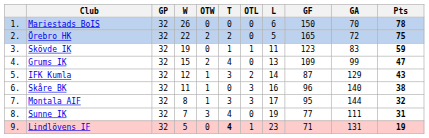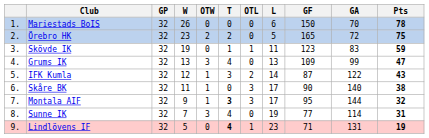(185, 37) 22 -> (185, 37) 23
(185, 62) 15 -> (185, 62) 13
(207, 62) 2 -> (207, 62) 3
(354, 75) 129 -> (354, 75) 122
(274, 88) 16 -> (274, 88) 17
(308, 88) 96 -> (308, 88) 90
(185, 101) 8 -> (185, 101) 9
(229, 101) normal -> (229, 101) bold
(354, 114) 111 -> (354, 114) 114
